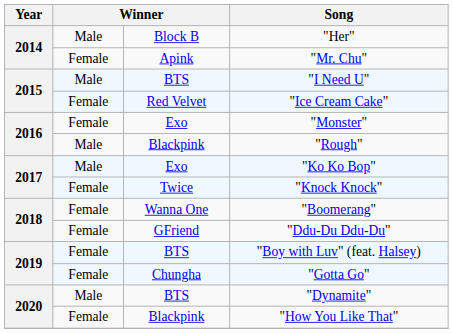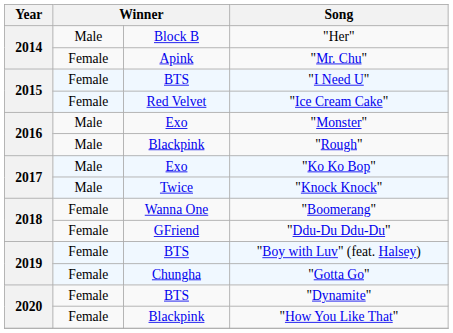(88, 79) Male -> (88, 79) Female
(88, 123) Female -> (88, 123) Male
(88, 187) Female -> (88, 187) Male
(88, 295) Male -> (88, 295) Female
